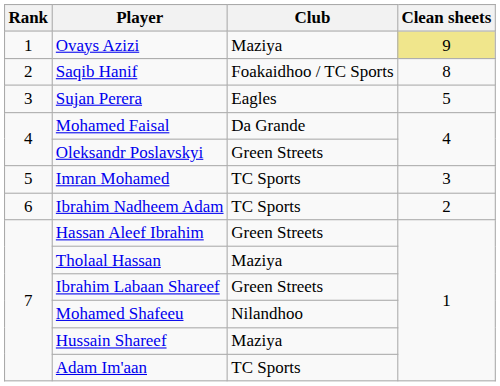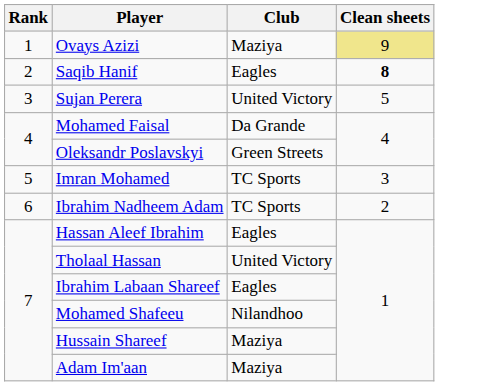(312, 71) Foakaidhoo / TC Sports -> (254, 71) Eagles
(446, 71) normal -> (385, 71) bold
(254, 98) Eagles -> (282, 98) United Victory
(277, 233) Green Streets -> (254, 233) Eagles
(257, 260) Maziya -> (282, 260) United Victory
(277, 286) Green Streets -> (254, 286) Eagles
(266, 367) TC Sports -> (257, 367) Maziya
